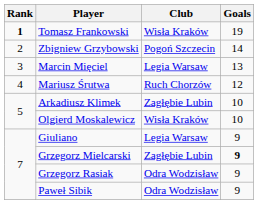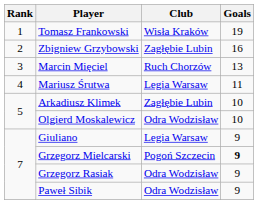(20, 31) bold -> (20, 31) normal
(179, 48) Pogoń Szczecin -> (178, 48) Zagłębie Lubin
(237, 48) 14 -> (237, 48) 16
(176, 66) Legia Warsaw -> (178, 66) Ruch Chorzów
(178, 84) Ruch Chorzów -> (176, 84) Legia Warsaw
(237, 84) 12 -> (237, 84) 11
(176, 119) Wisła Kraków -> (181, 119) Odra Wodzisław
(178, 155) Zagłębie Lubin -> (179, 155) Pogoń Szczecin
